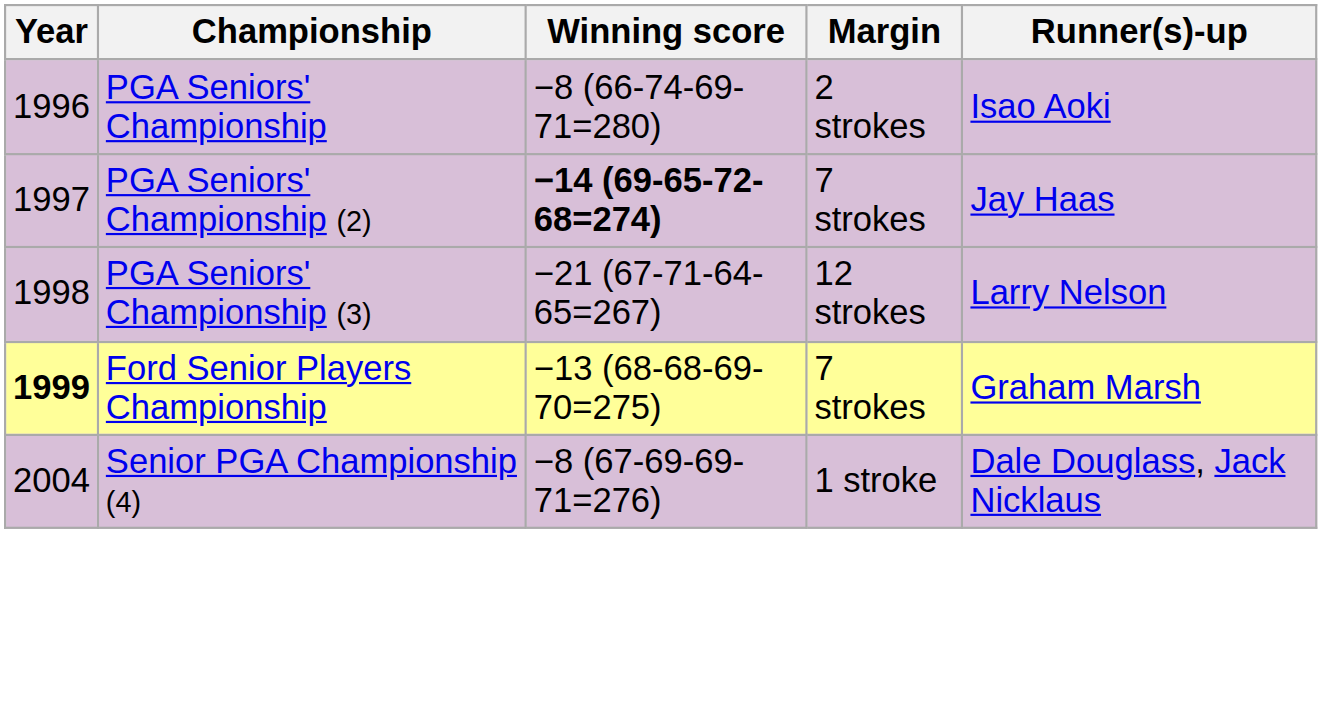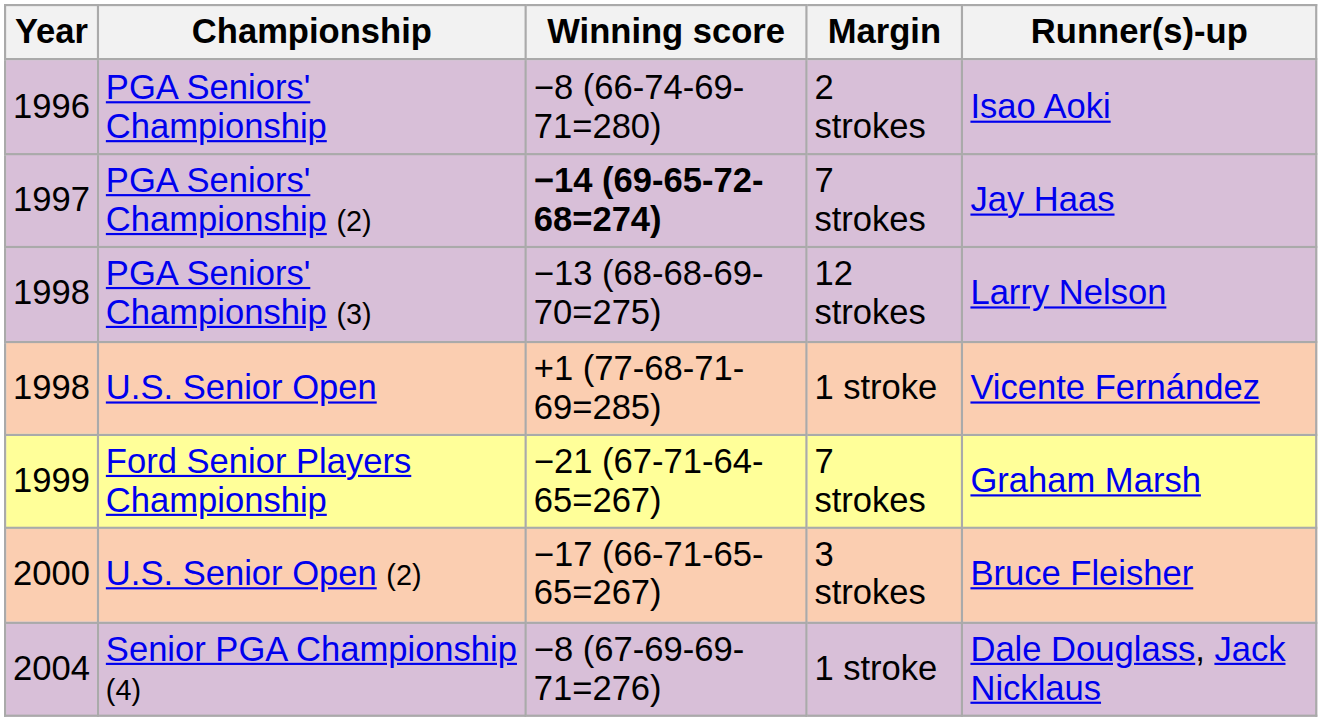(649, 293) −21 (67-71-64-65=267) -> (649, 293) −13 (68-68-69-70=275)
+ row: (241, 387)
(51, 387) bold -> (51, 480) normal
(649, 387) −13 (68-68-69-70=275) -> (649, 480) −21 (67-71-64-65=267)
+ row: (264, 574)
